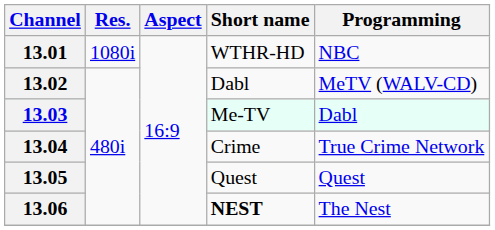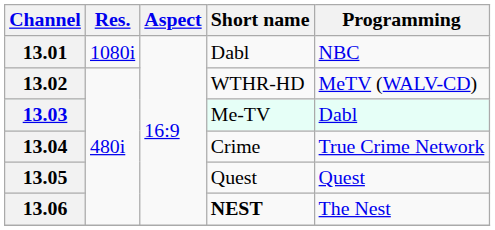(258, 51) WTHR-HD -> (230, 51) Dabl
(230, 83) Dabl -> (258, 83) WTHR-HD
